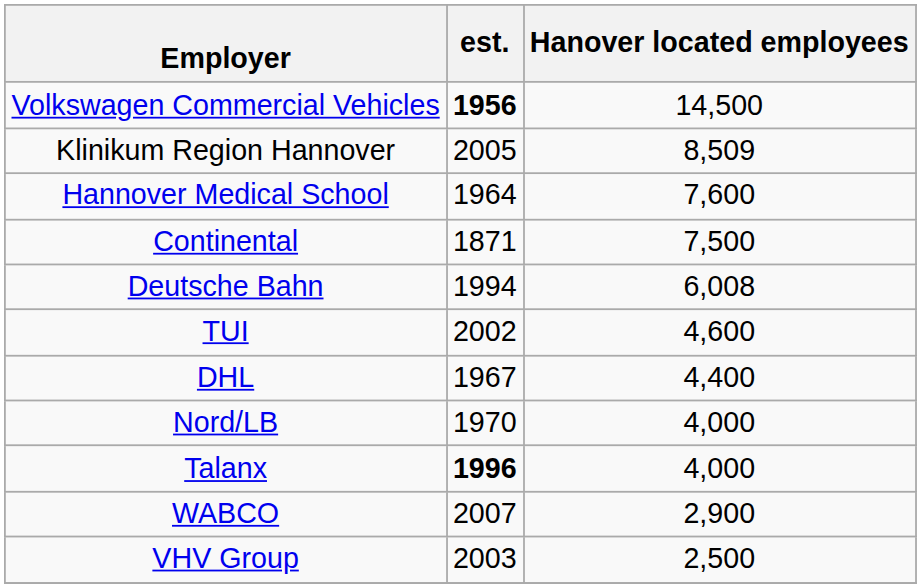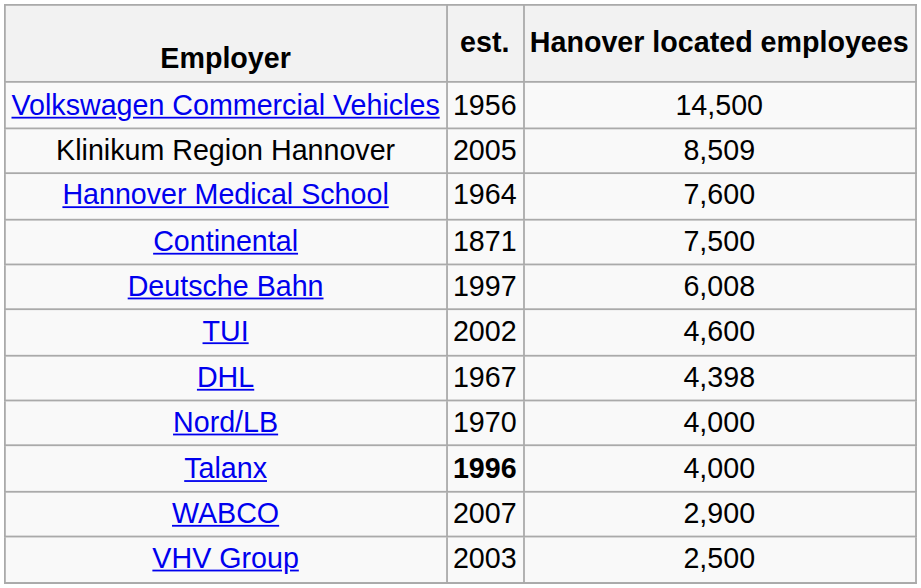(485, 104) bold -> (485, 104) normal
(485, 286) 1994 -> (485, 286) 1997
(719, 377) 4,400 -> (719, 377) 4,398
